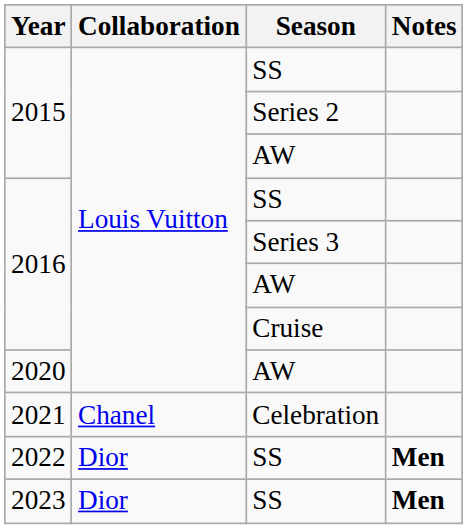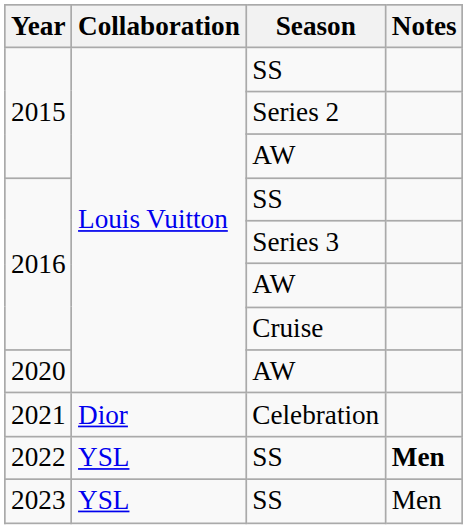(117, 414) Chanel -> (103, 414) Dior
(103, 457) Dior -> (104, 457) YSL
(103, 500) Dior -> (104, 500) YSL
(418, 500) bold -> (417, 500) normal
